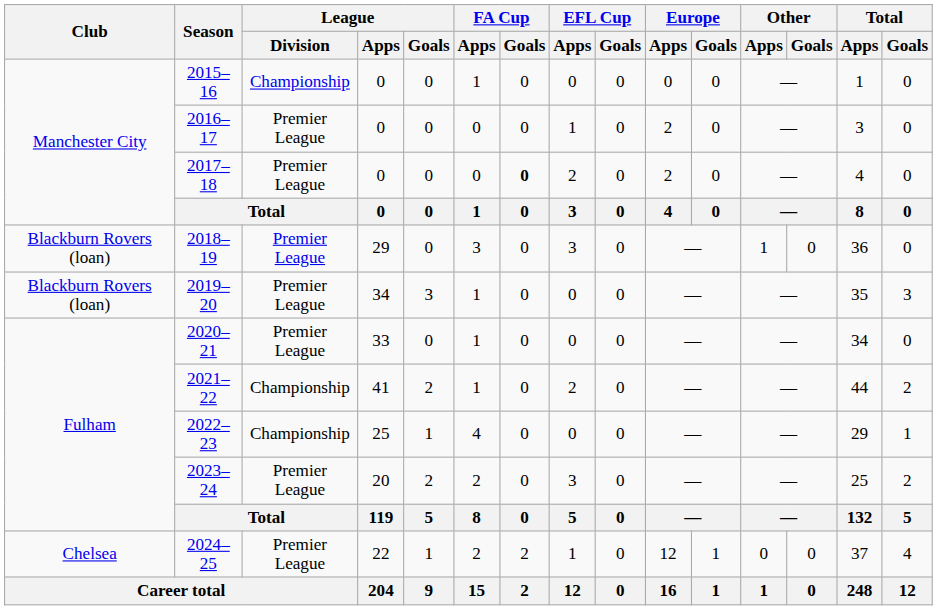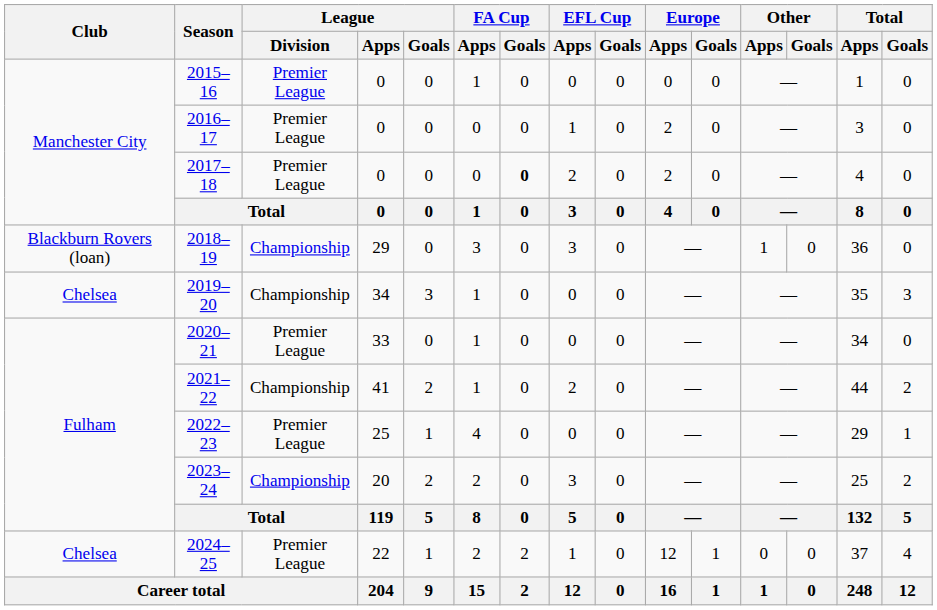(300, 82) Championship -> (300, 82) Premier League
(300, 248) Premier League -> (300, 248) Championship
(90, 294) Blackburn Rovers (loan) -> (90, 294) Chelsea
(300, 294) Premier League -> (300, 294) Championship
(300, 434) Championship -> (300, 434) Premier League
(300, 480) Premier League -> (300, 480) Championship
